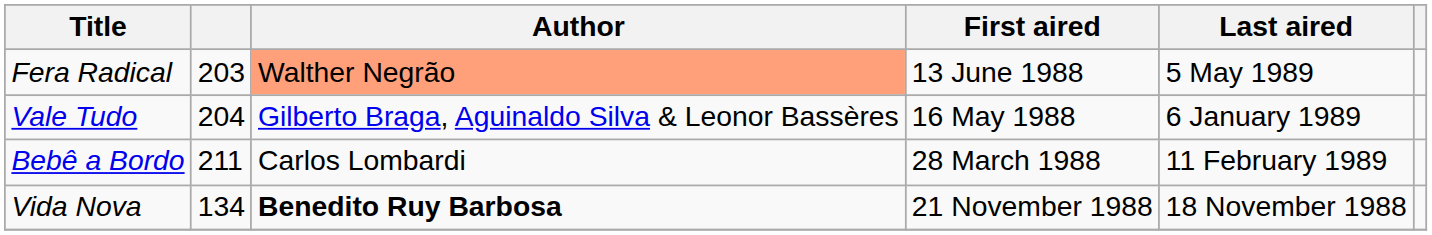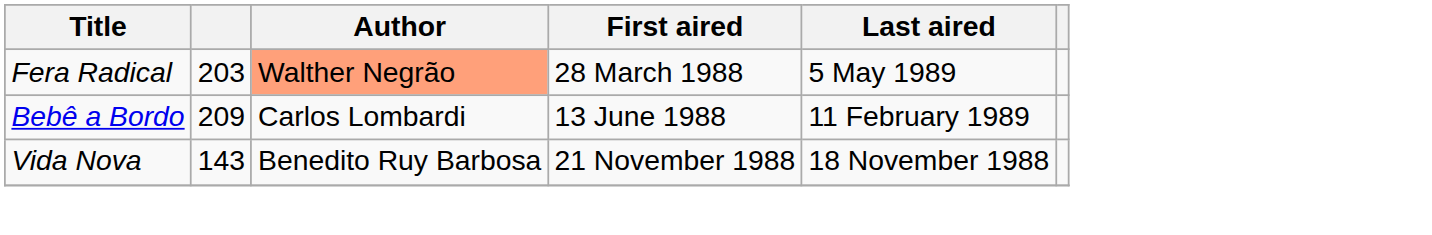(998, 71) 13 June 1988 -> (649, 71) 28 March 1988
- row: (74, 116)
(220, 161) 211 -> (221, 116) 209
(1006, 161) 28 March 1988 -> (640, 116) 13 June 1988
(221, 206) 134 -> (221, 161) 143
(410, 206) bold -> (400, 161) normal
